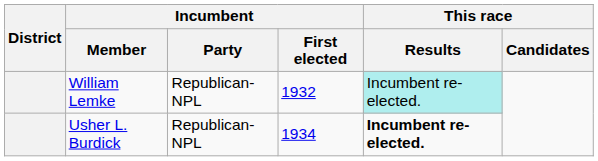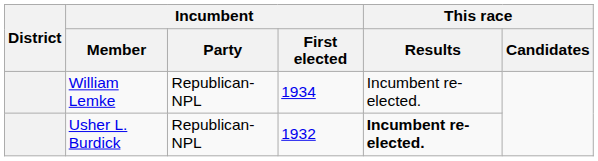(299, 92) 1932 -> (299, 92) 1934
(415, 92) paleturquoise background -> (415, 92) no background
(299, 134) 1934 -> (299, 134) 1932
